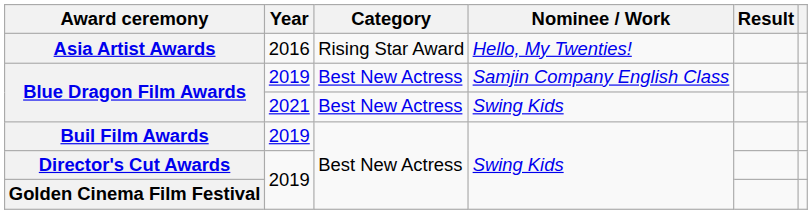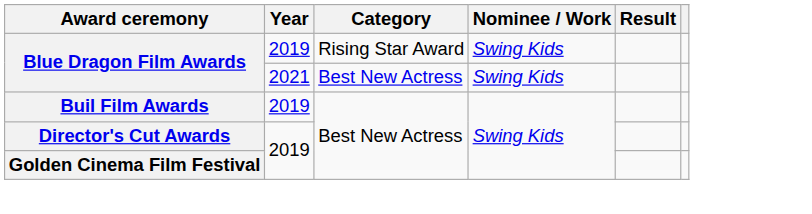- row: (135, 48)
(390, 77) Best New Actress -> (391, 48) Rising Star Award
(601, 77) Samjin Company English Class -> (518, 48) Swing Kids
